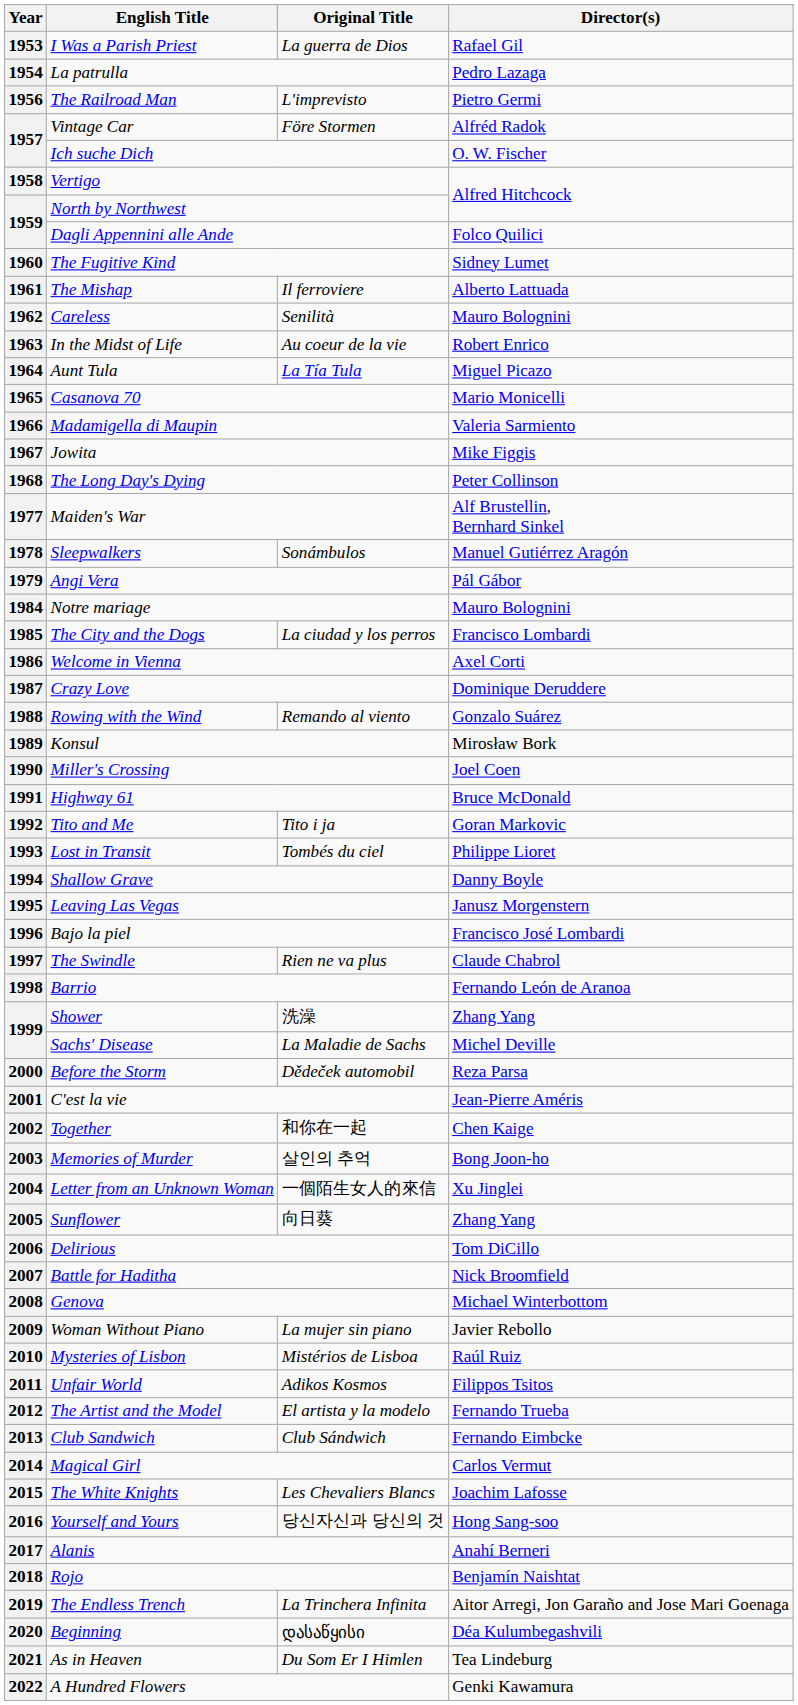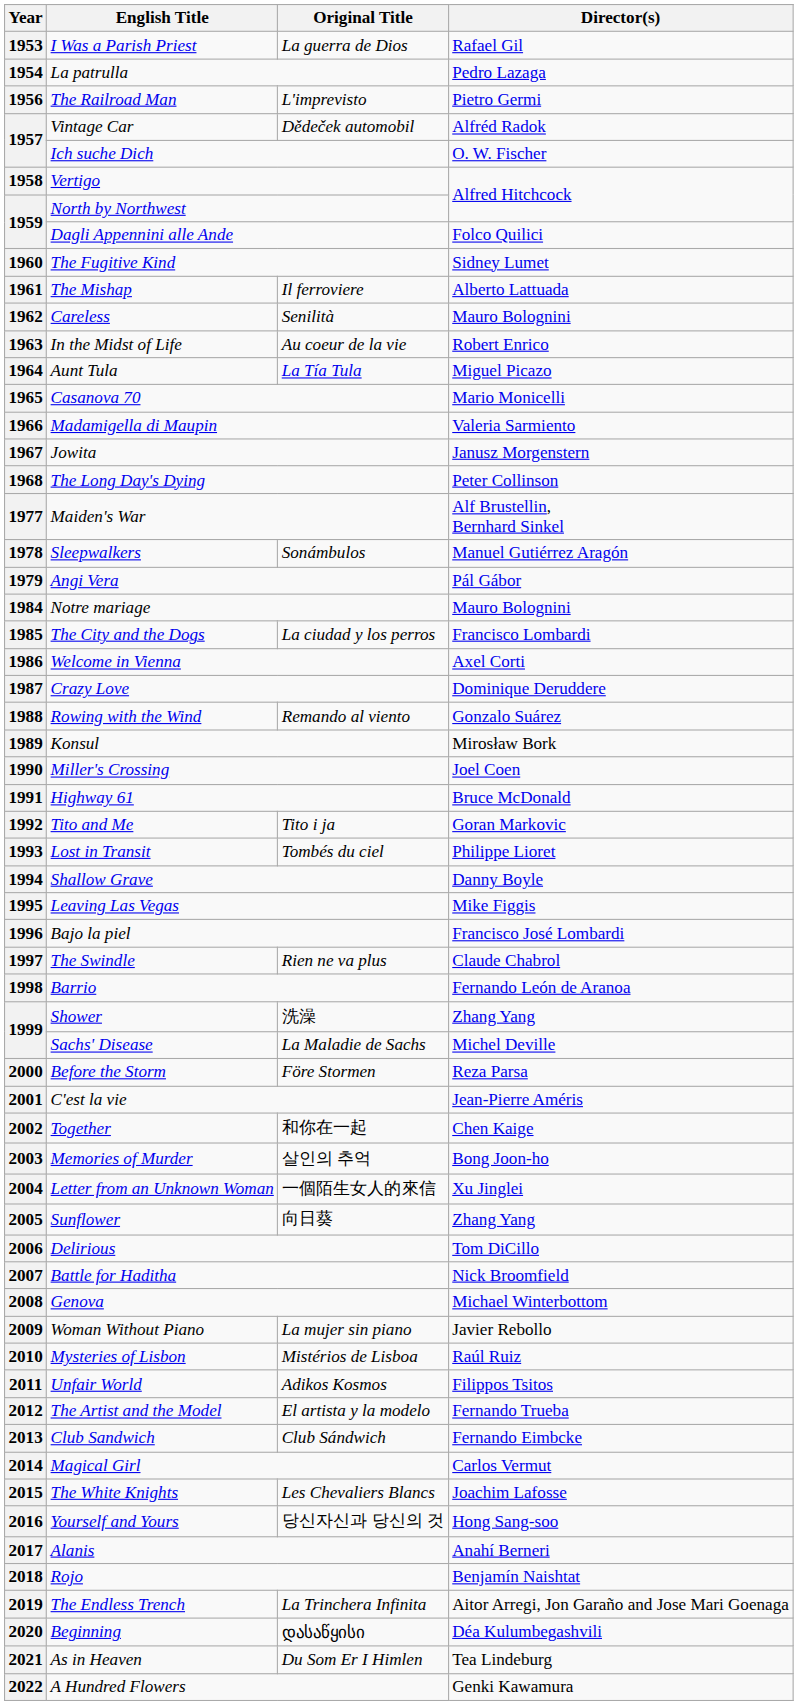(329, 126) Före Stormen -> (348, 126) Dědeček automobil
(494, 452) Mike Figgis -> (521, 452) Janusz Morgenstern
(521, 906) Janusz Morgenstern -> (494, 906) Mike Figgis
(348, 1072) Dědeček automobil -> (329, 1072) Före Stormen
